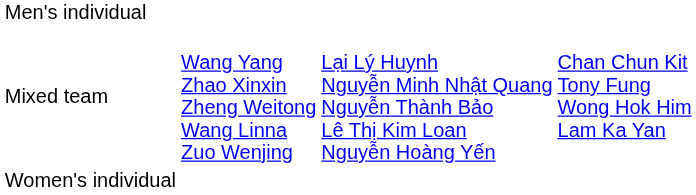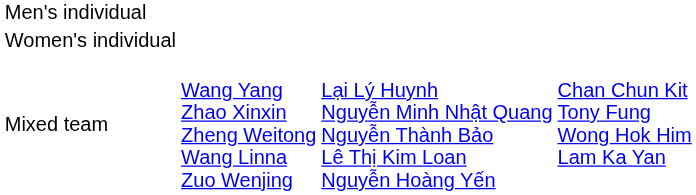rows swapped: (90, 180) <-> (56, 96)
